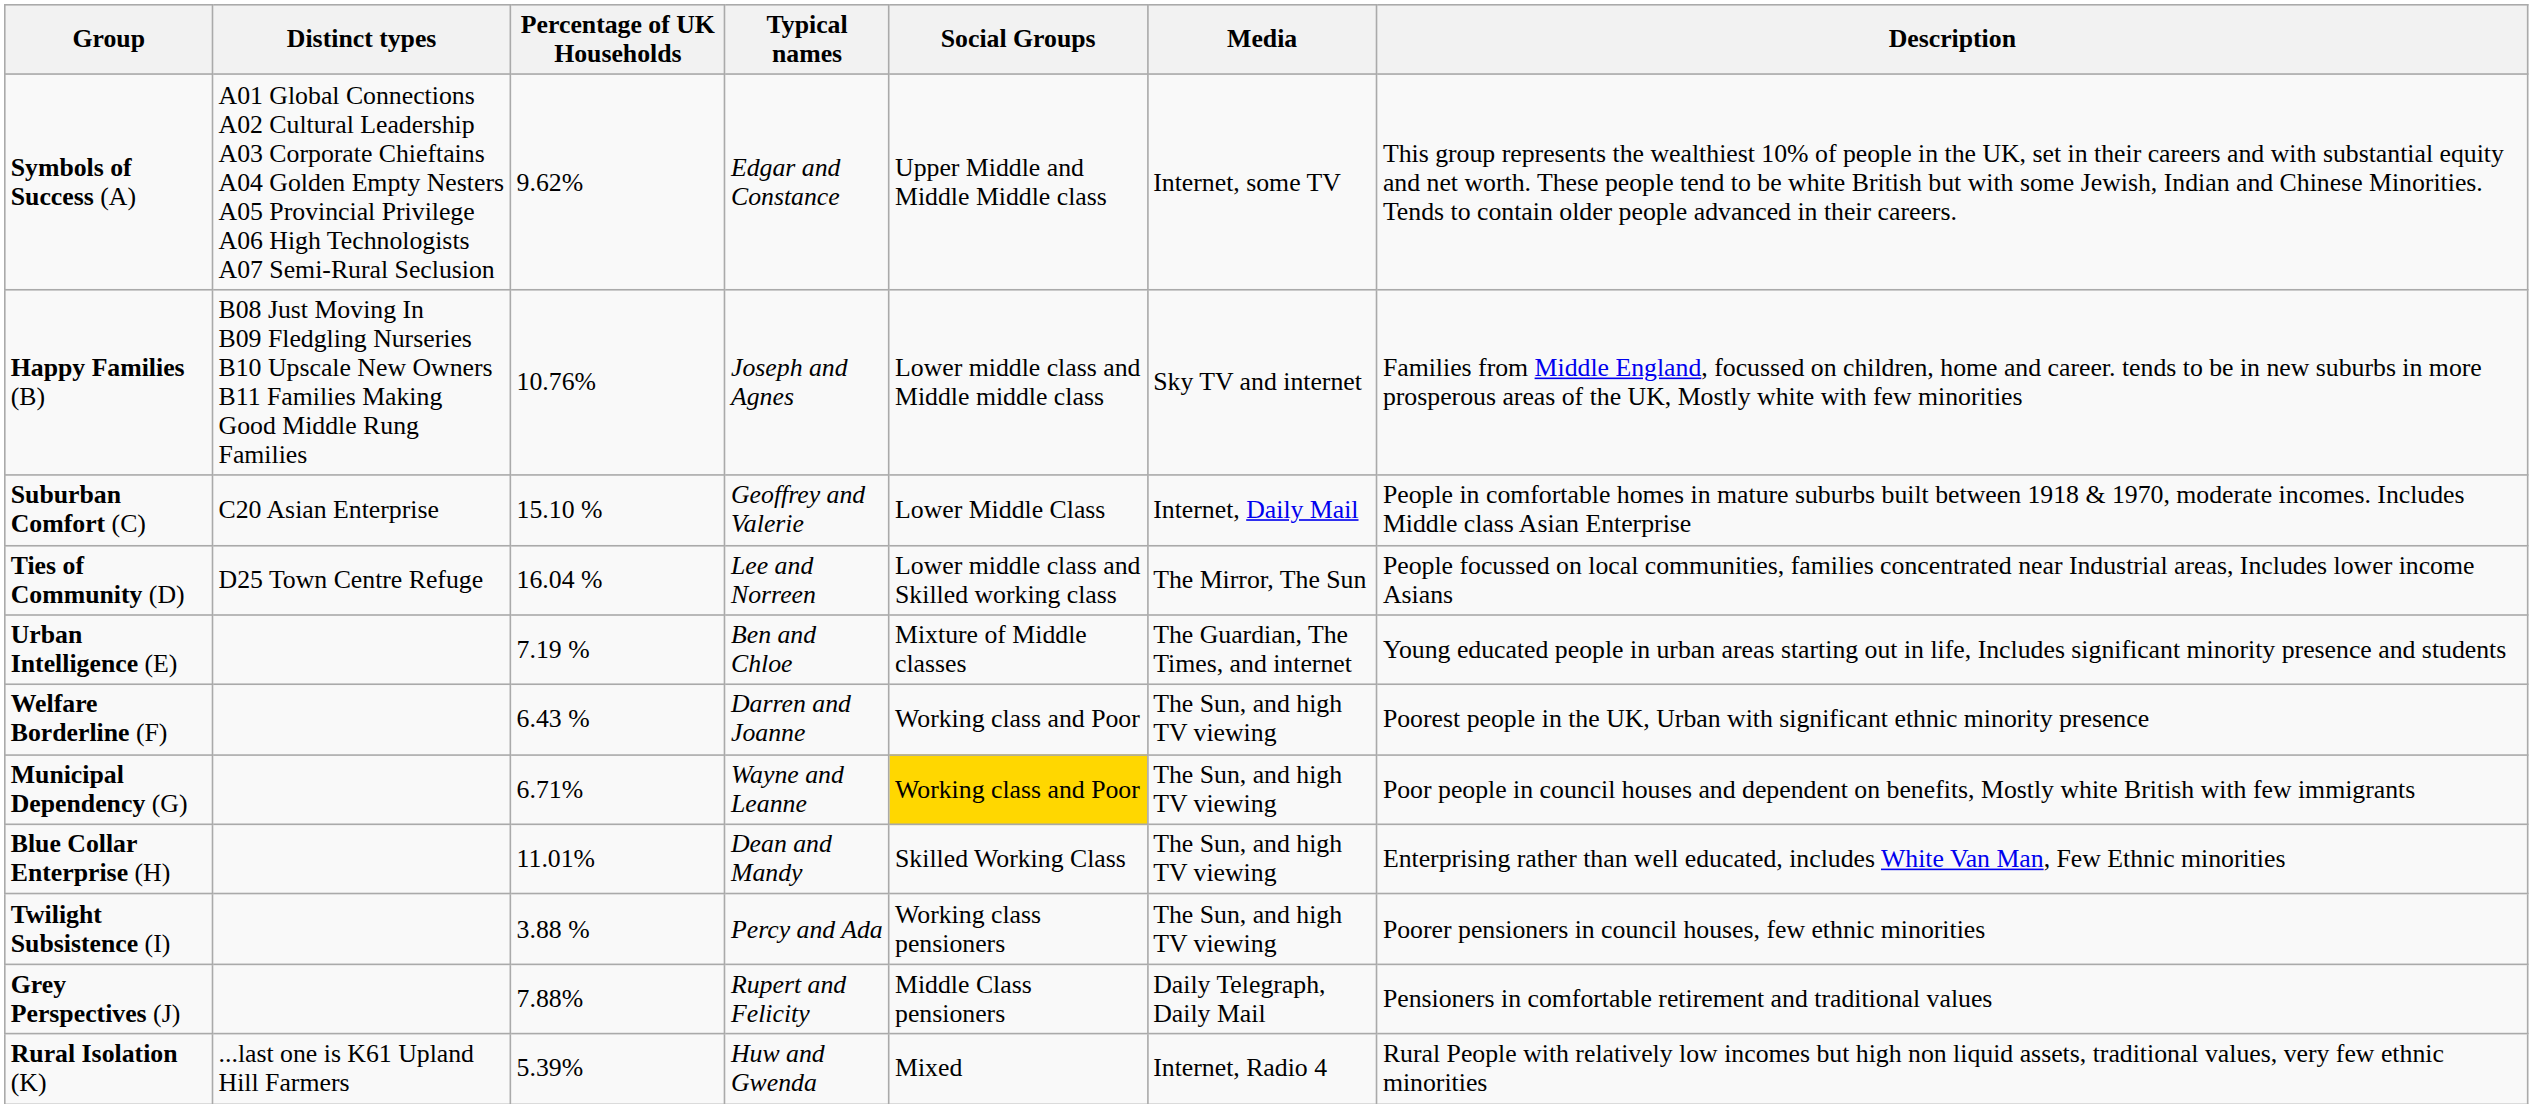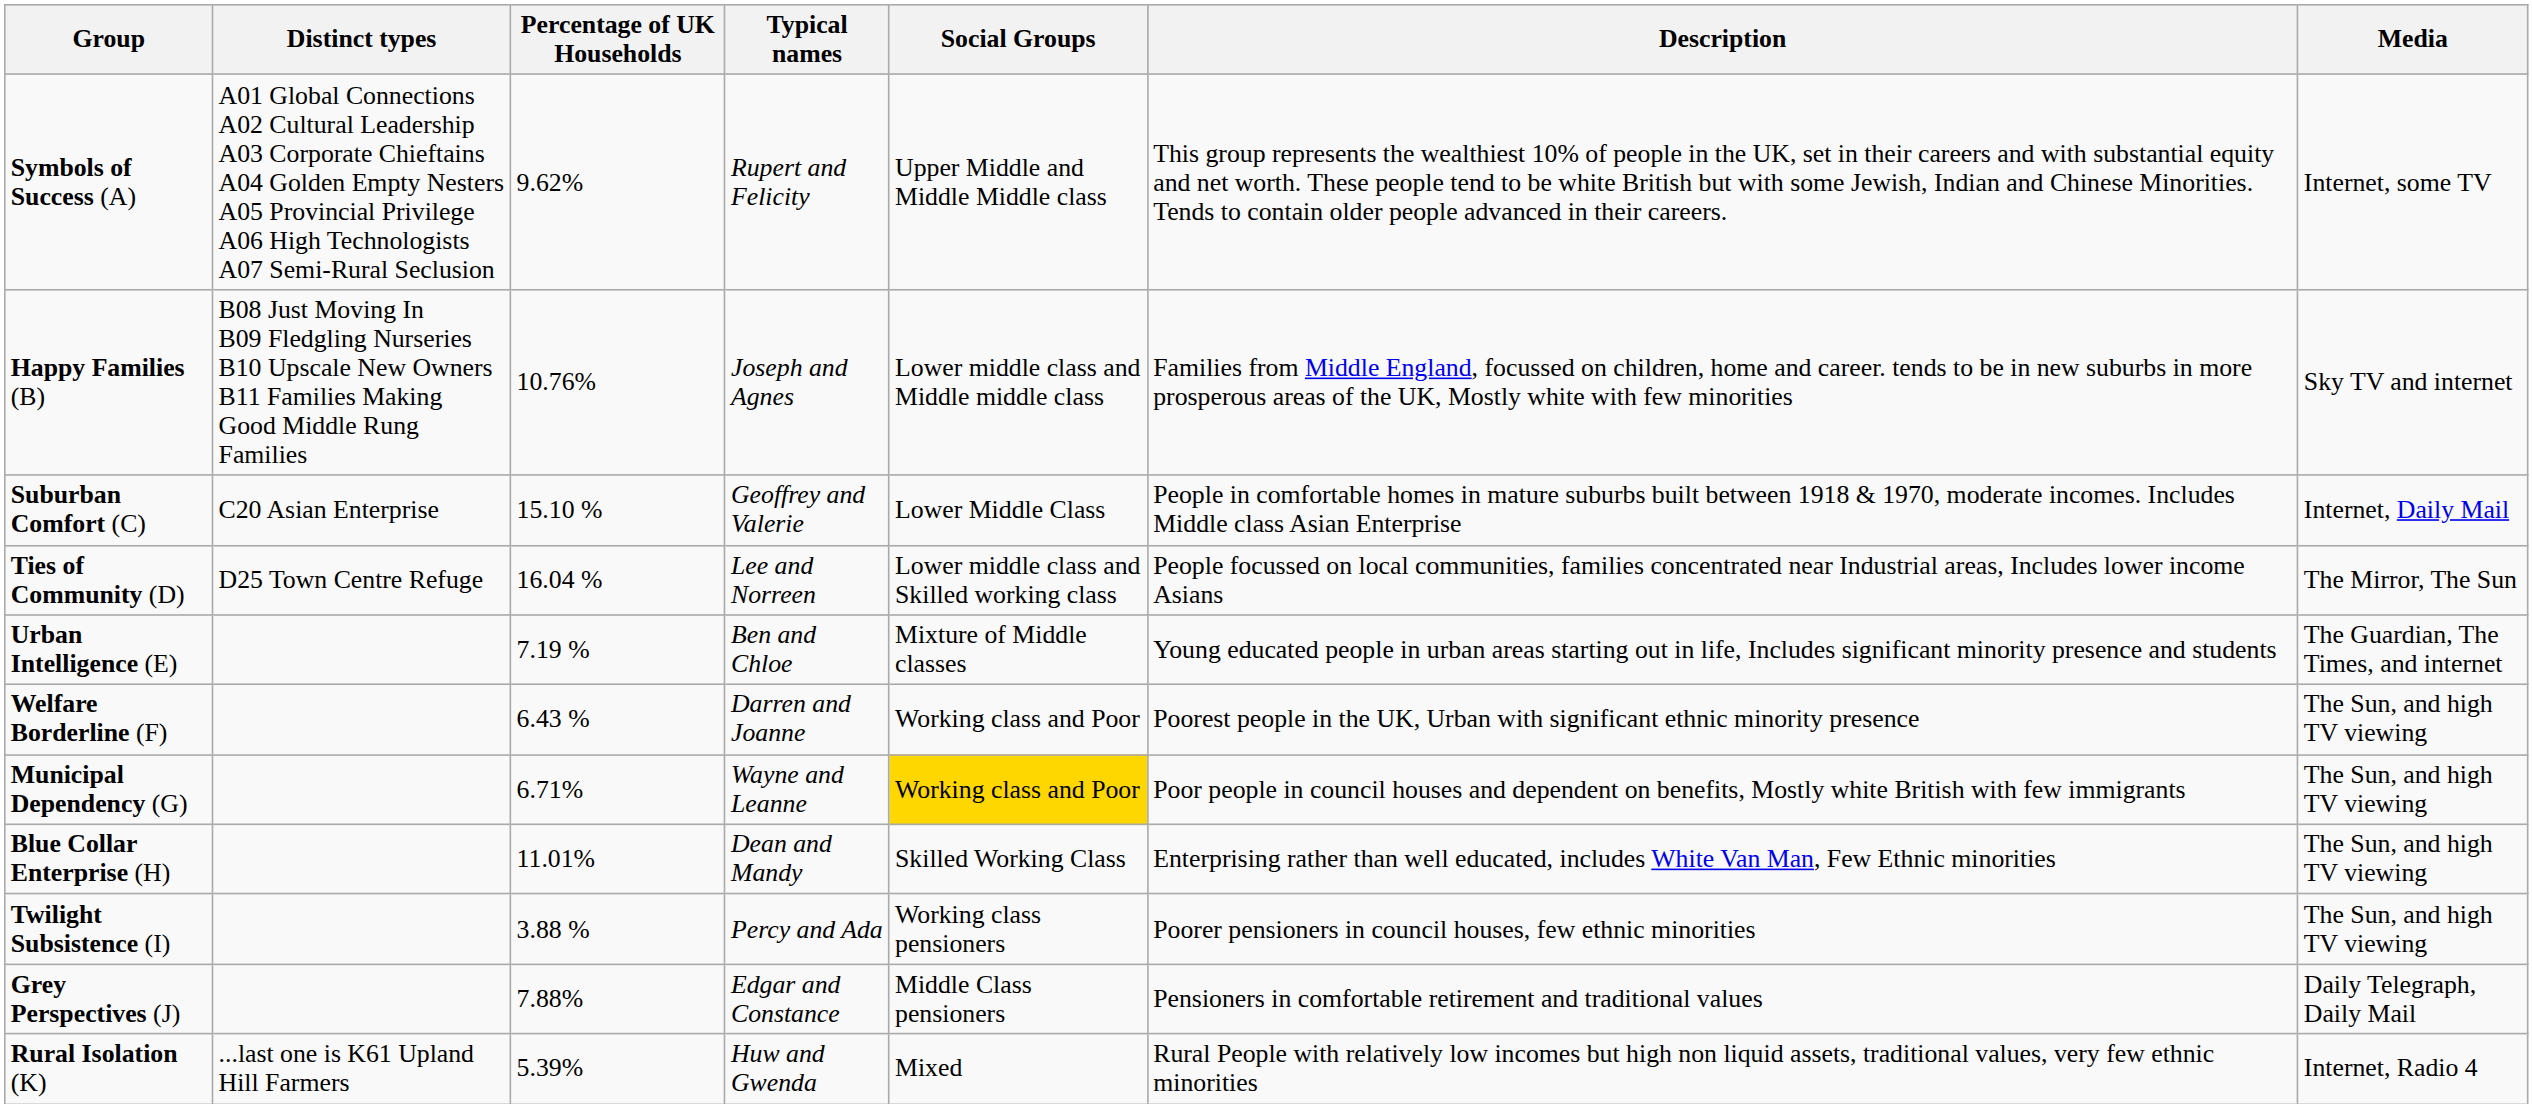columns swapped: (1952, 39) <-> (1262, 39)
(786, 181) Edgar and Constance -> (789, 181) Rupert and Felicity
(789, 998) Rupert and Felicity -> (786, 998) Edgar and Constance
